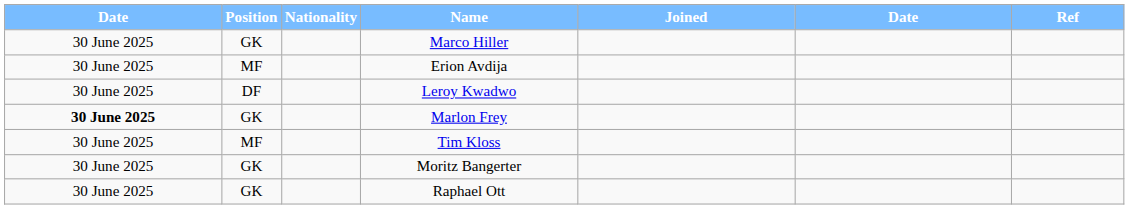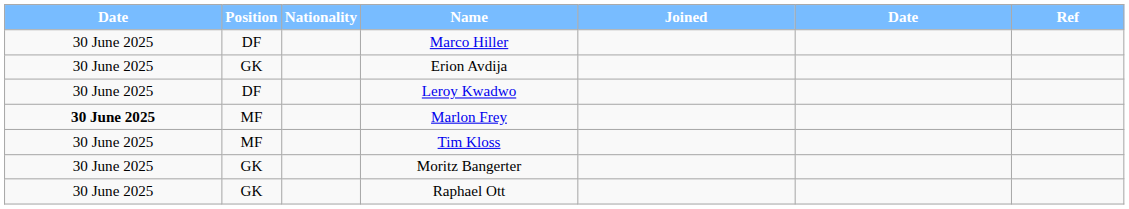(251, 42) GK -> (251, 42) DF
(251, 67) MF -> (251, 67) GK
(251, 117) GK -> (251, 117) MF
